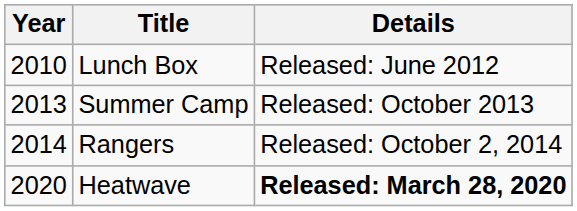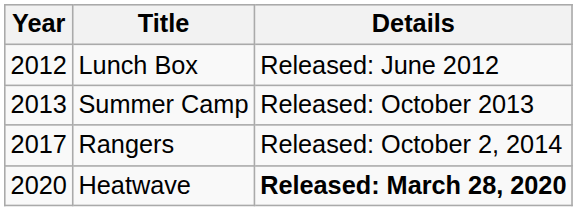(39, 64) 2010 -> (39, 64) 2012
(39, 144) 2014 -> (39, 144) 2017
